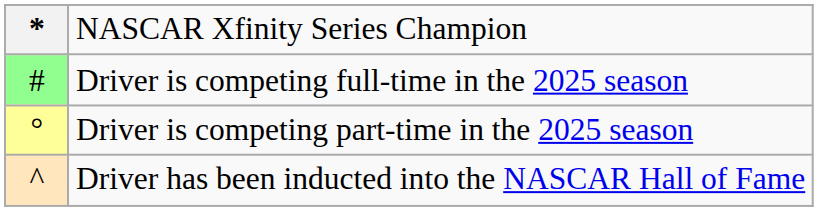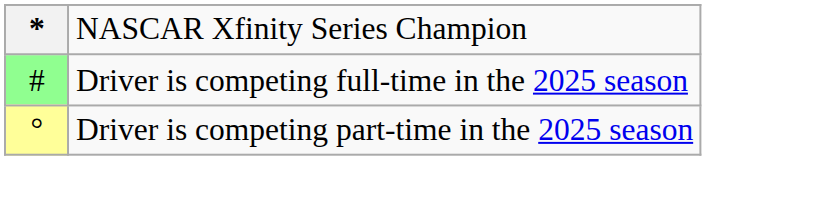- row: (441, 179)
